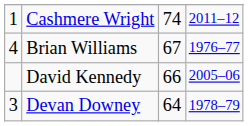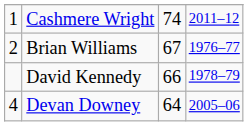(13, 47) 4 -> (13, 47) 2
(214, 76) 2005–06 -> (214, 76) 1978–79
(13, 105) 3 -> (13, 105) 4
(214, 105) 1978–79 -> (214, 105) 2005–06
